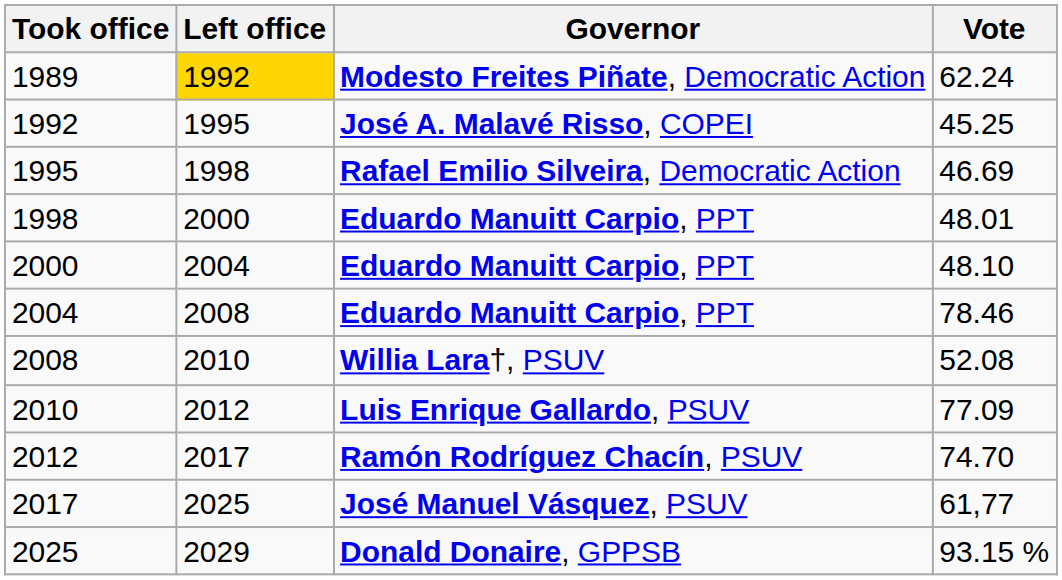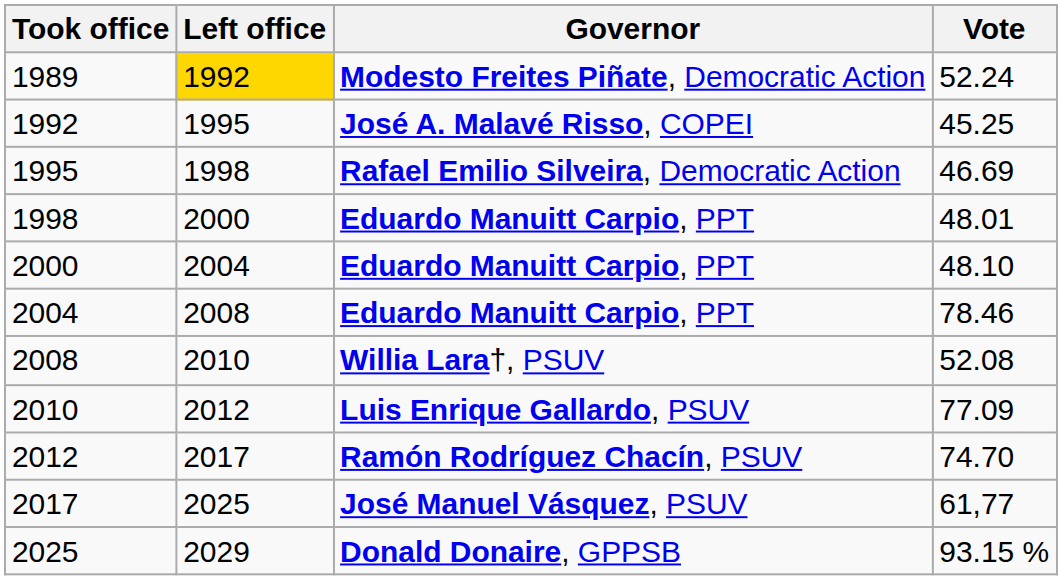(977, 76) 62.24 -> (977, 76) 52.24
